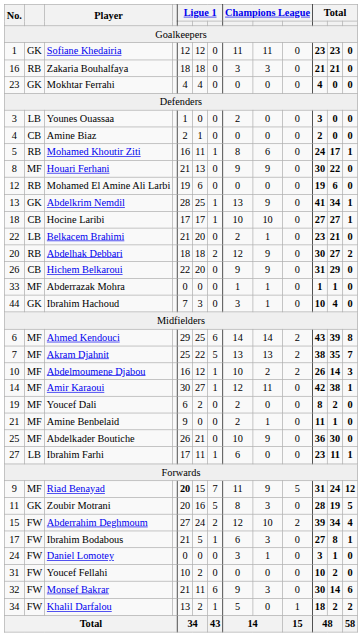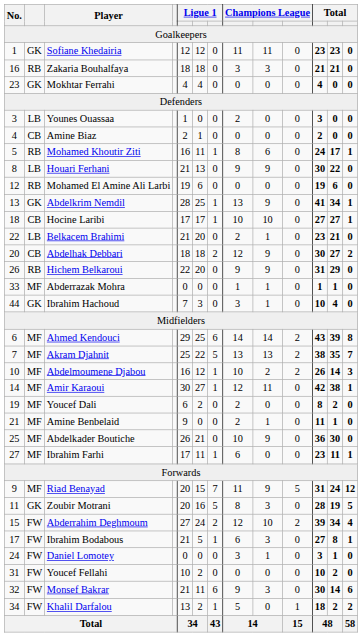(34, 169) MF -> (34, 169) LB
(34, 253) RB -> (34, 253) CB
(34, 270) CB -> (34, 270) RB
(34, 455) LB -> (34, 455) MF
(185, 489) bold -> (185, 489) normal
